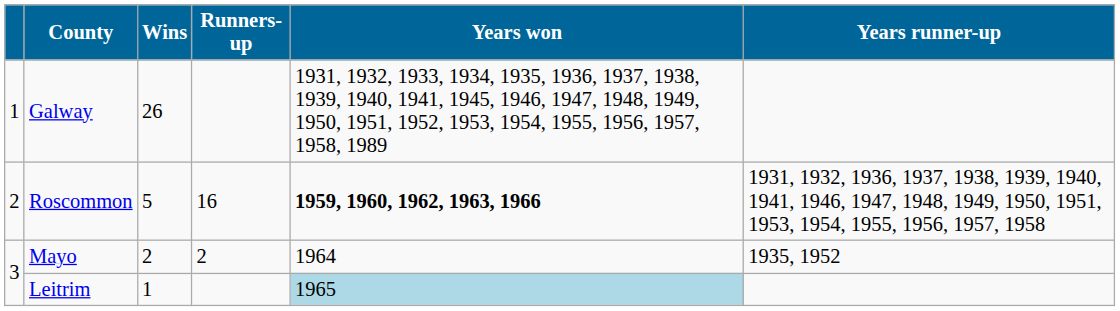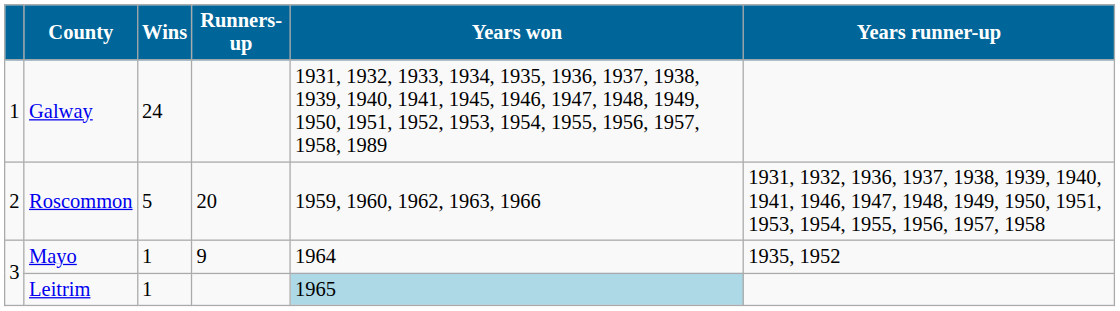(152, 110) 26 -> (152, 110) 24
(207, 200) 16 -> (207, 200) 20
(418, 200) bold -> (418, 200) normal
(147, 256) 2 -> (147, 256) 1
(202, 256) 2 -> (202, 256) 9
